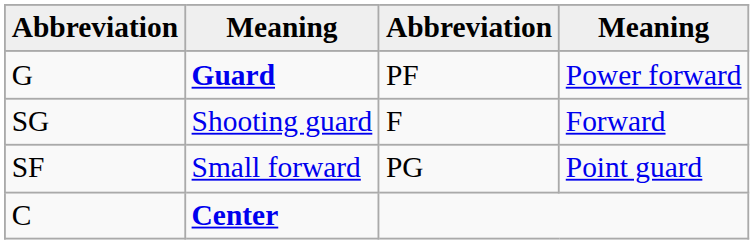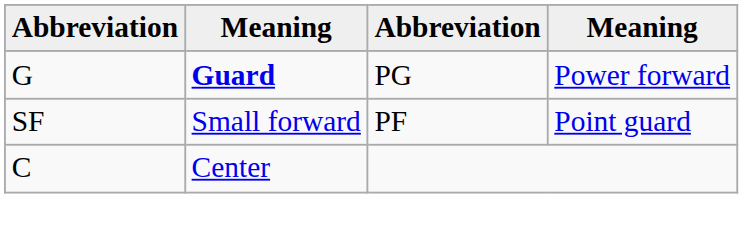(402, 74) PF -> (393, 74) PG
- row: (31, 121)
(405, 167) PG -> (391, 121) PF
(235, 214) bold -> (231, 167) normal
